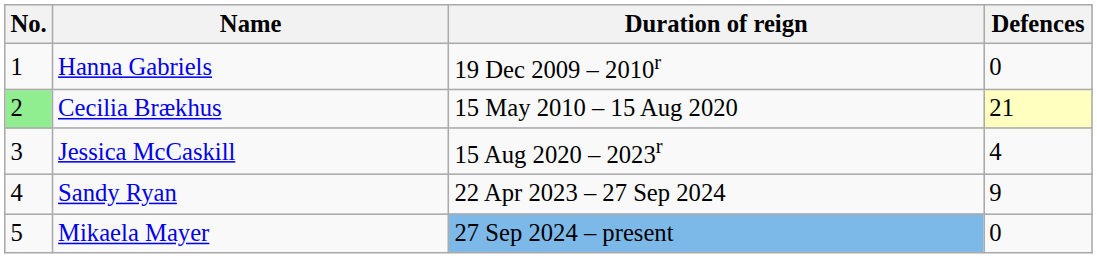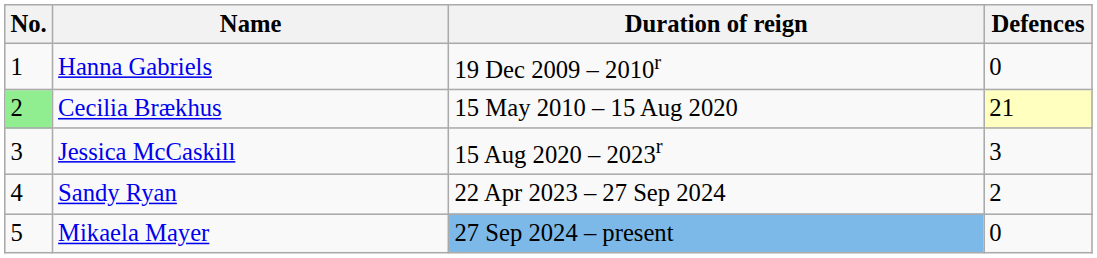(995, 151) 4 -> (995, 151) 3
(995, 193) 9 -> (995, 193) 2
